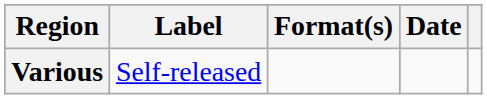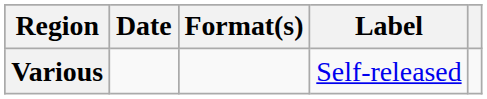columns swapped: (434, 26) <-> (189, 26)
